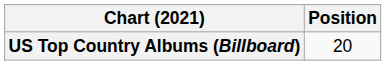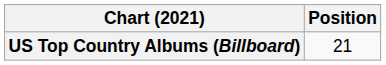(343, 45) 20 -> (343, 45) 21
